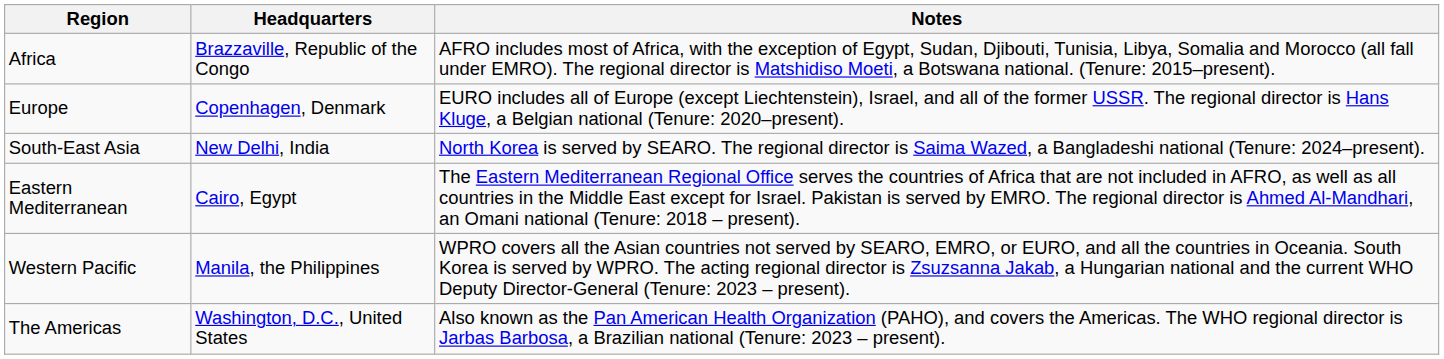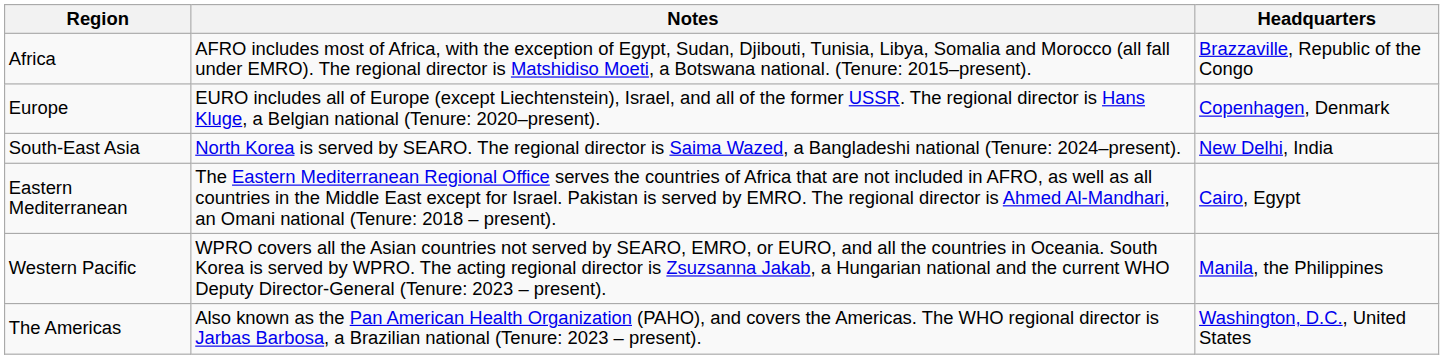columns swapped: (313, 19) <-> (937, 19)
